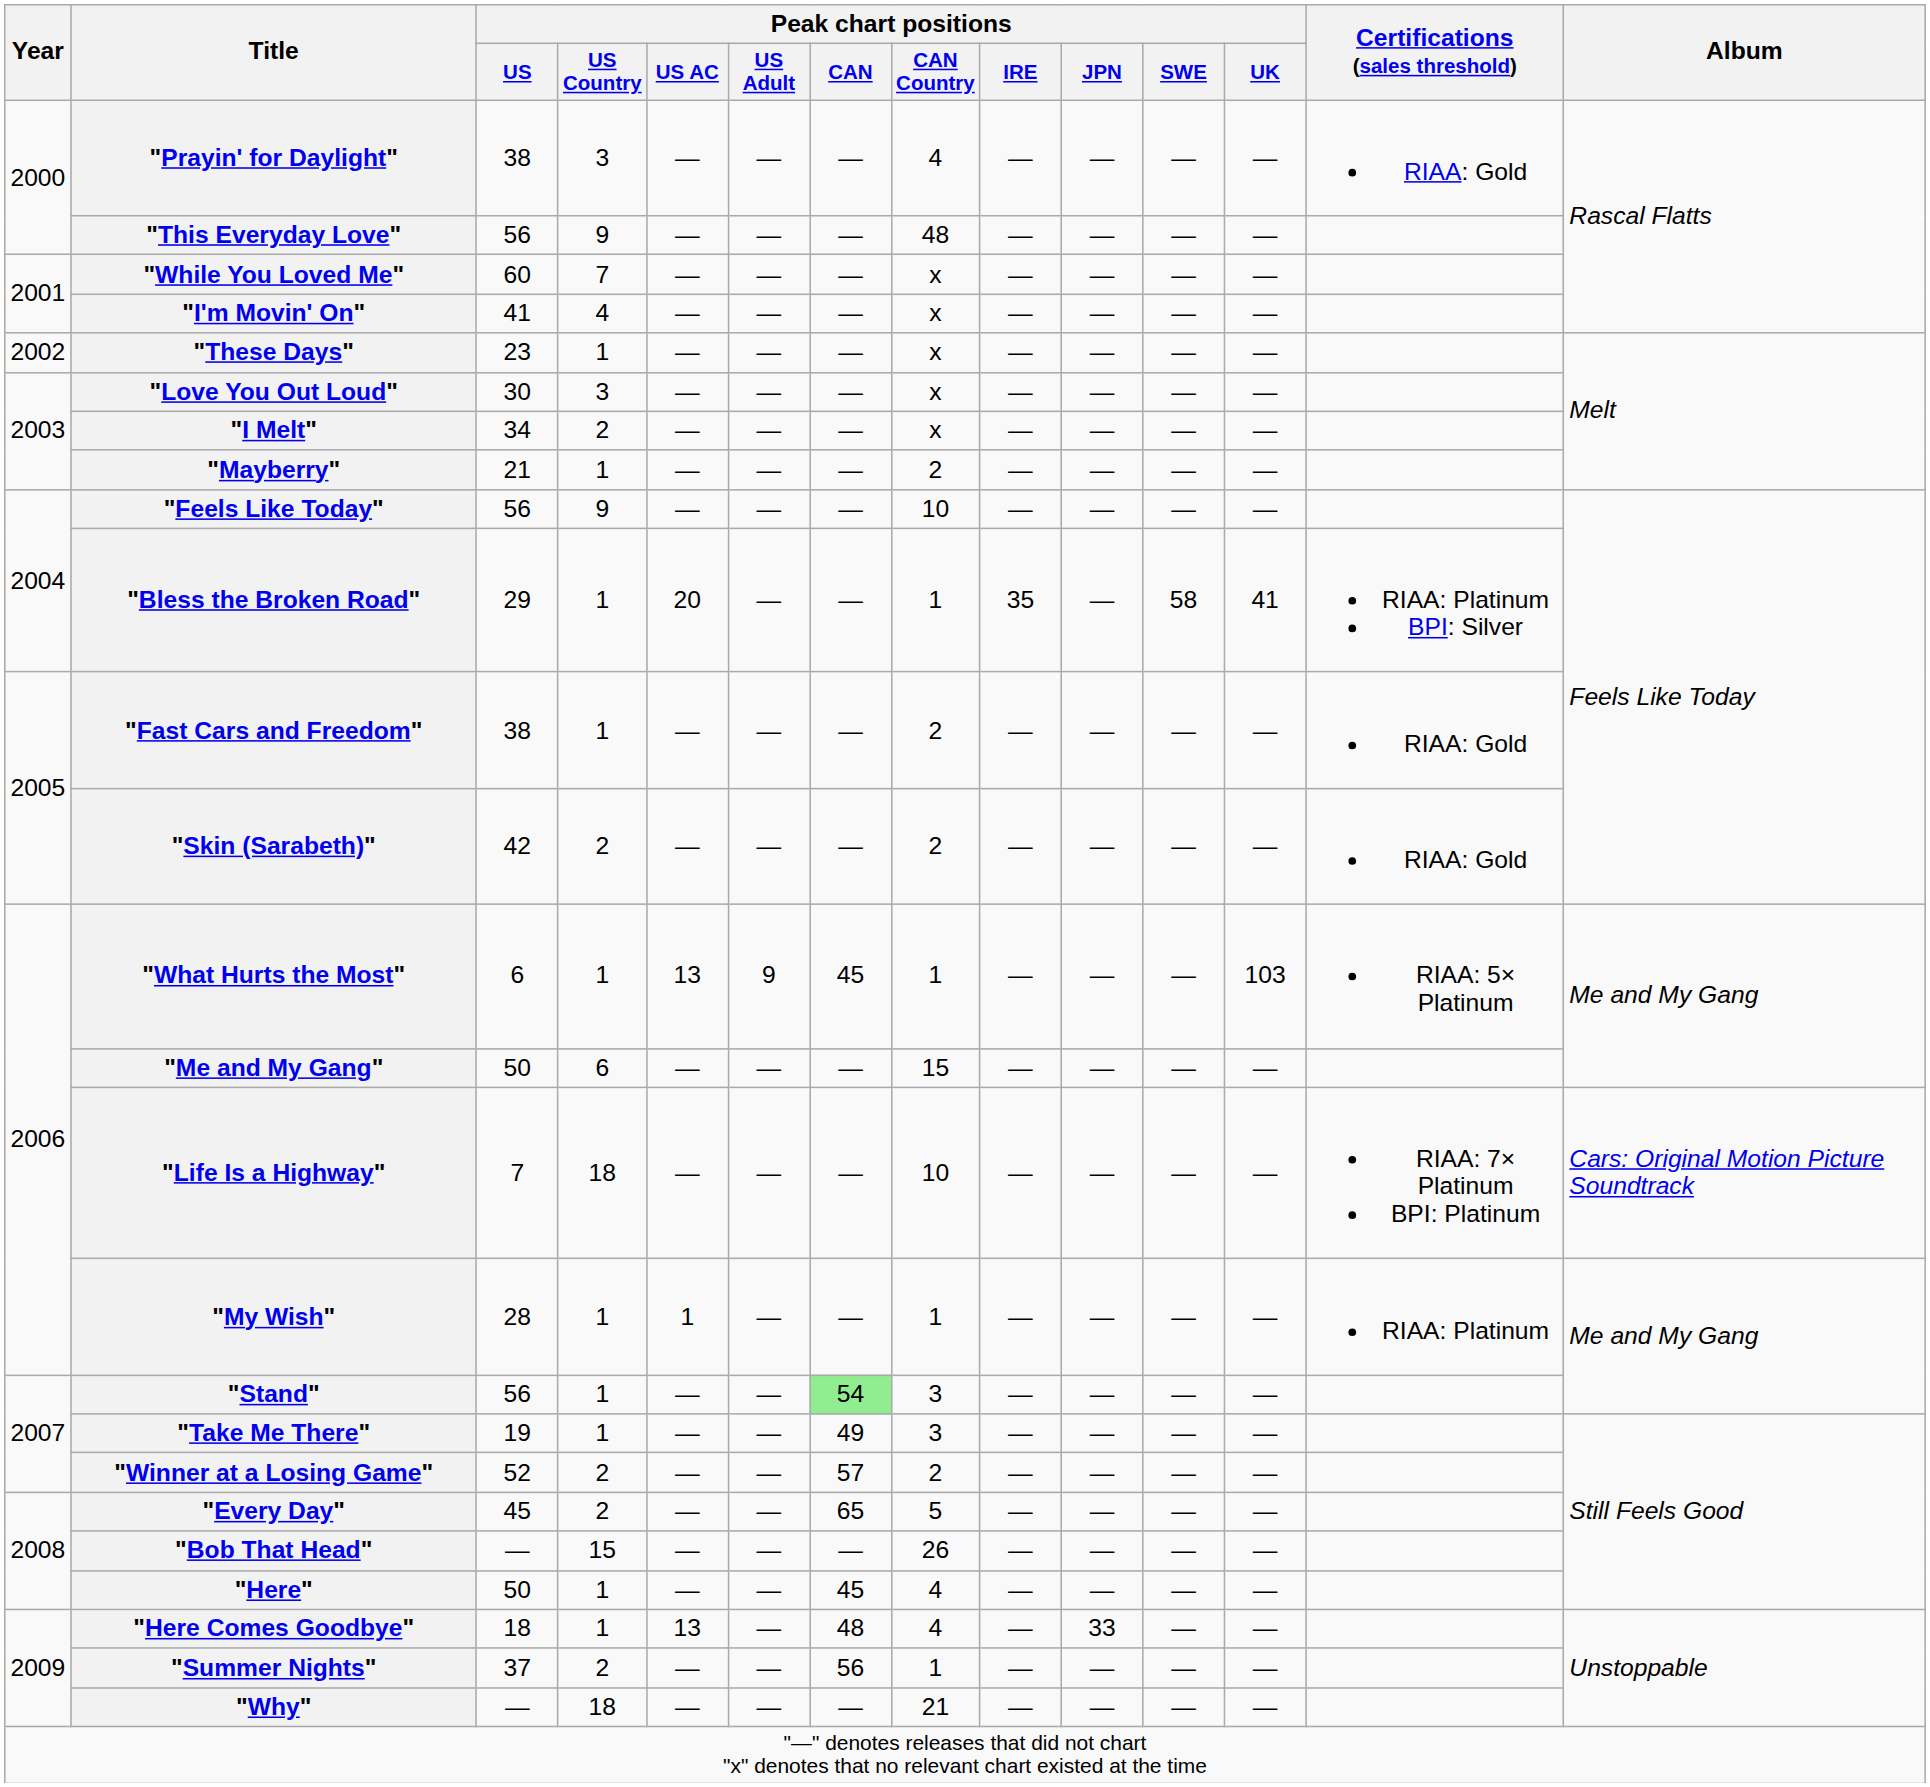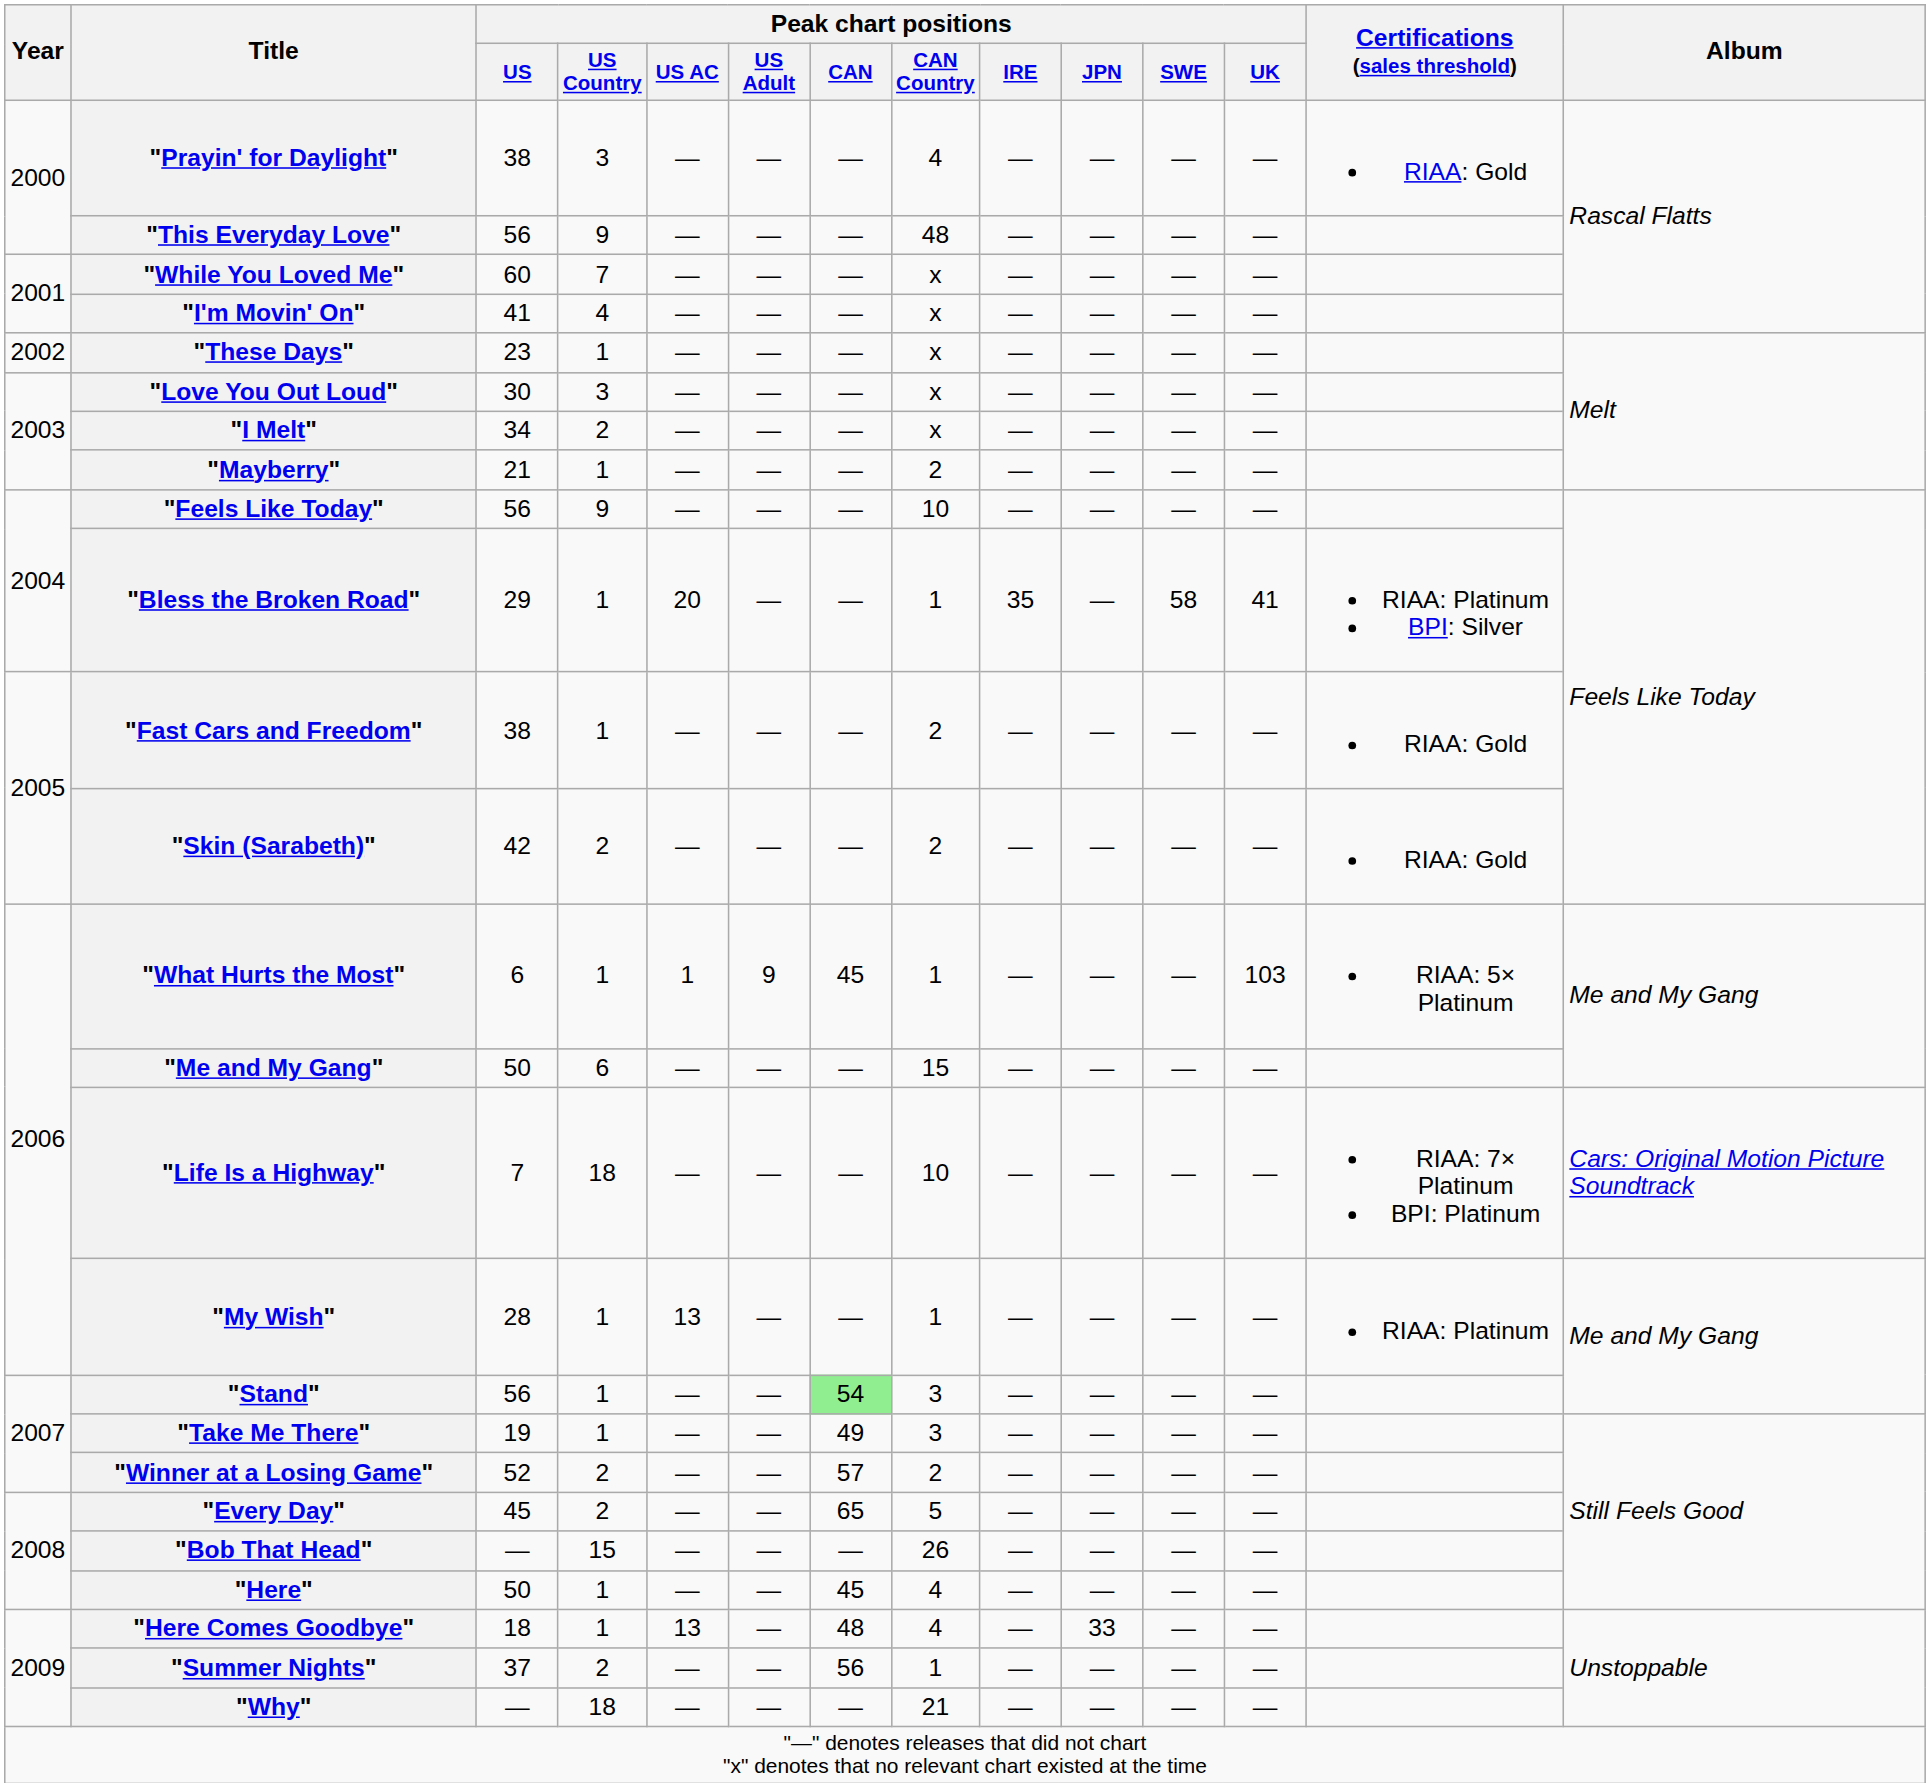(687, 976) 13 -> (687, 976) 1
(687, 1316) 1 -> (687, 1316) 13
